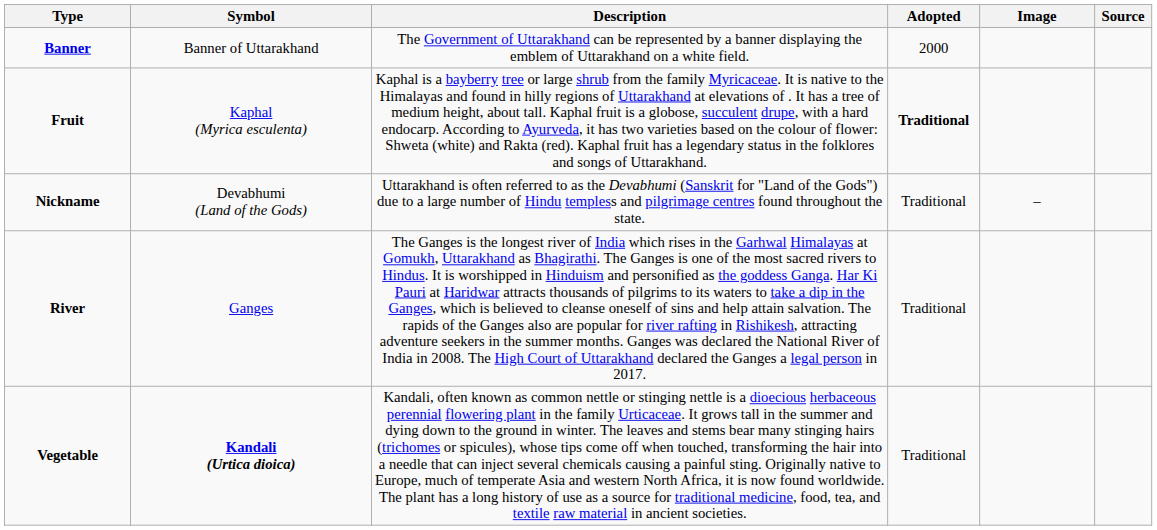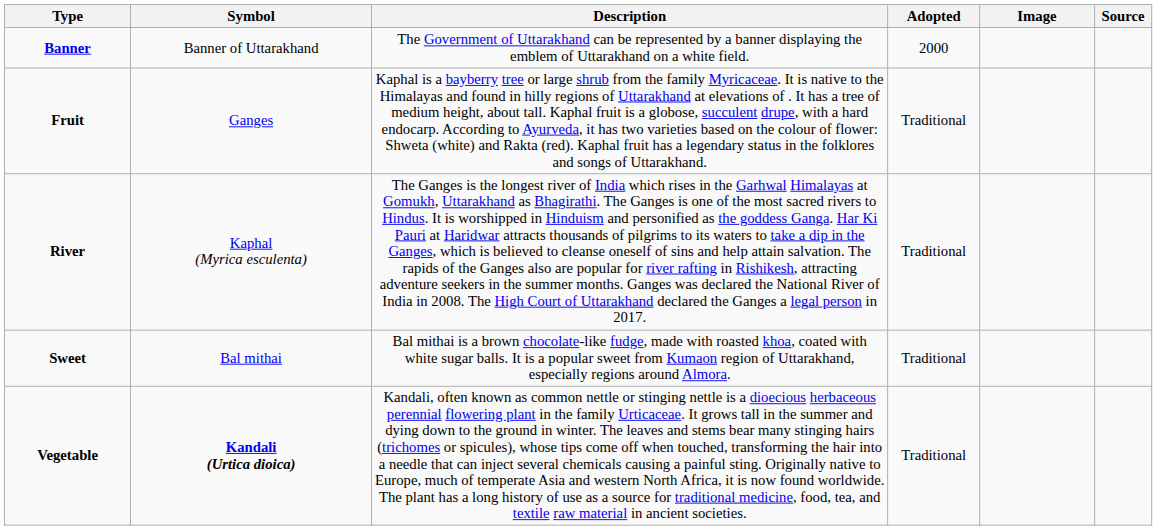(251, 120) Kaphal (Myrica esculenta) -> (251, 120) Ganges
(934, 120) bold -> (934, 120) normal
- row: (68, 202)
(251, 308) Ganges -> (251, 251) Kaphal (Myrica esculenta)
+ row: (68, 357)
